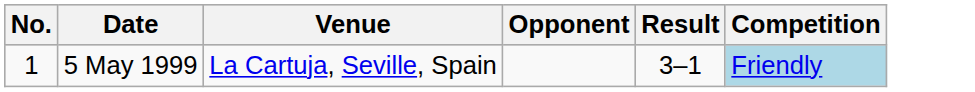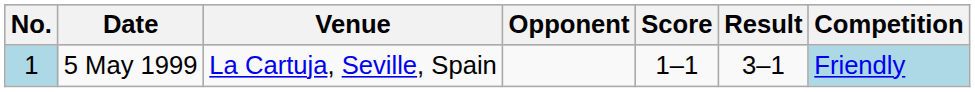+ column: (677, 24)
(31, 65) no background -> (31, 65) lightblue background
